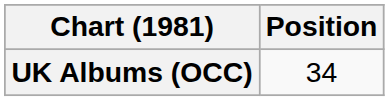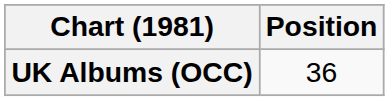(322, 71) 34 -> (322, 71) 36
